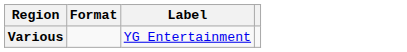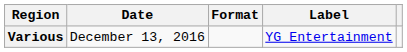+ column: (137, 15)
